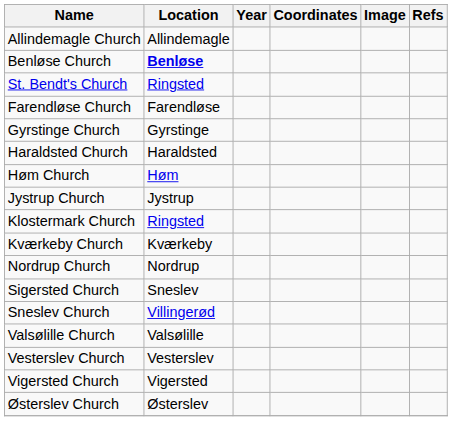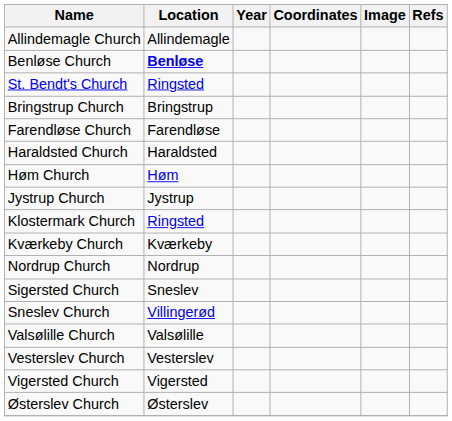+ row: (66, 107)
- row: (64, 130)
